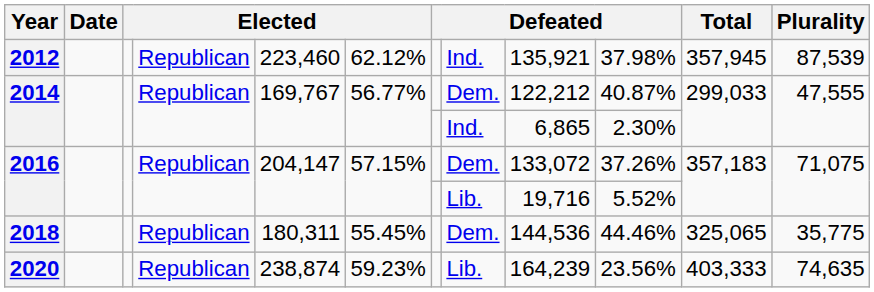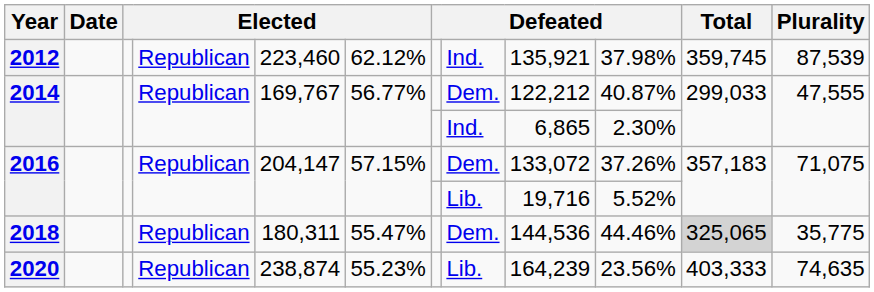(726, 57) 357,945 -> (726, 57) 359,745
(388, 233) 55.45% -> (388, 233) 55.47%
(726, 233) no background -> (726, 233) lightgrey background
(388, 269) 59.23% -> (388, 269) 55.23%
